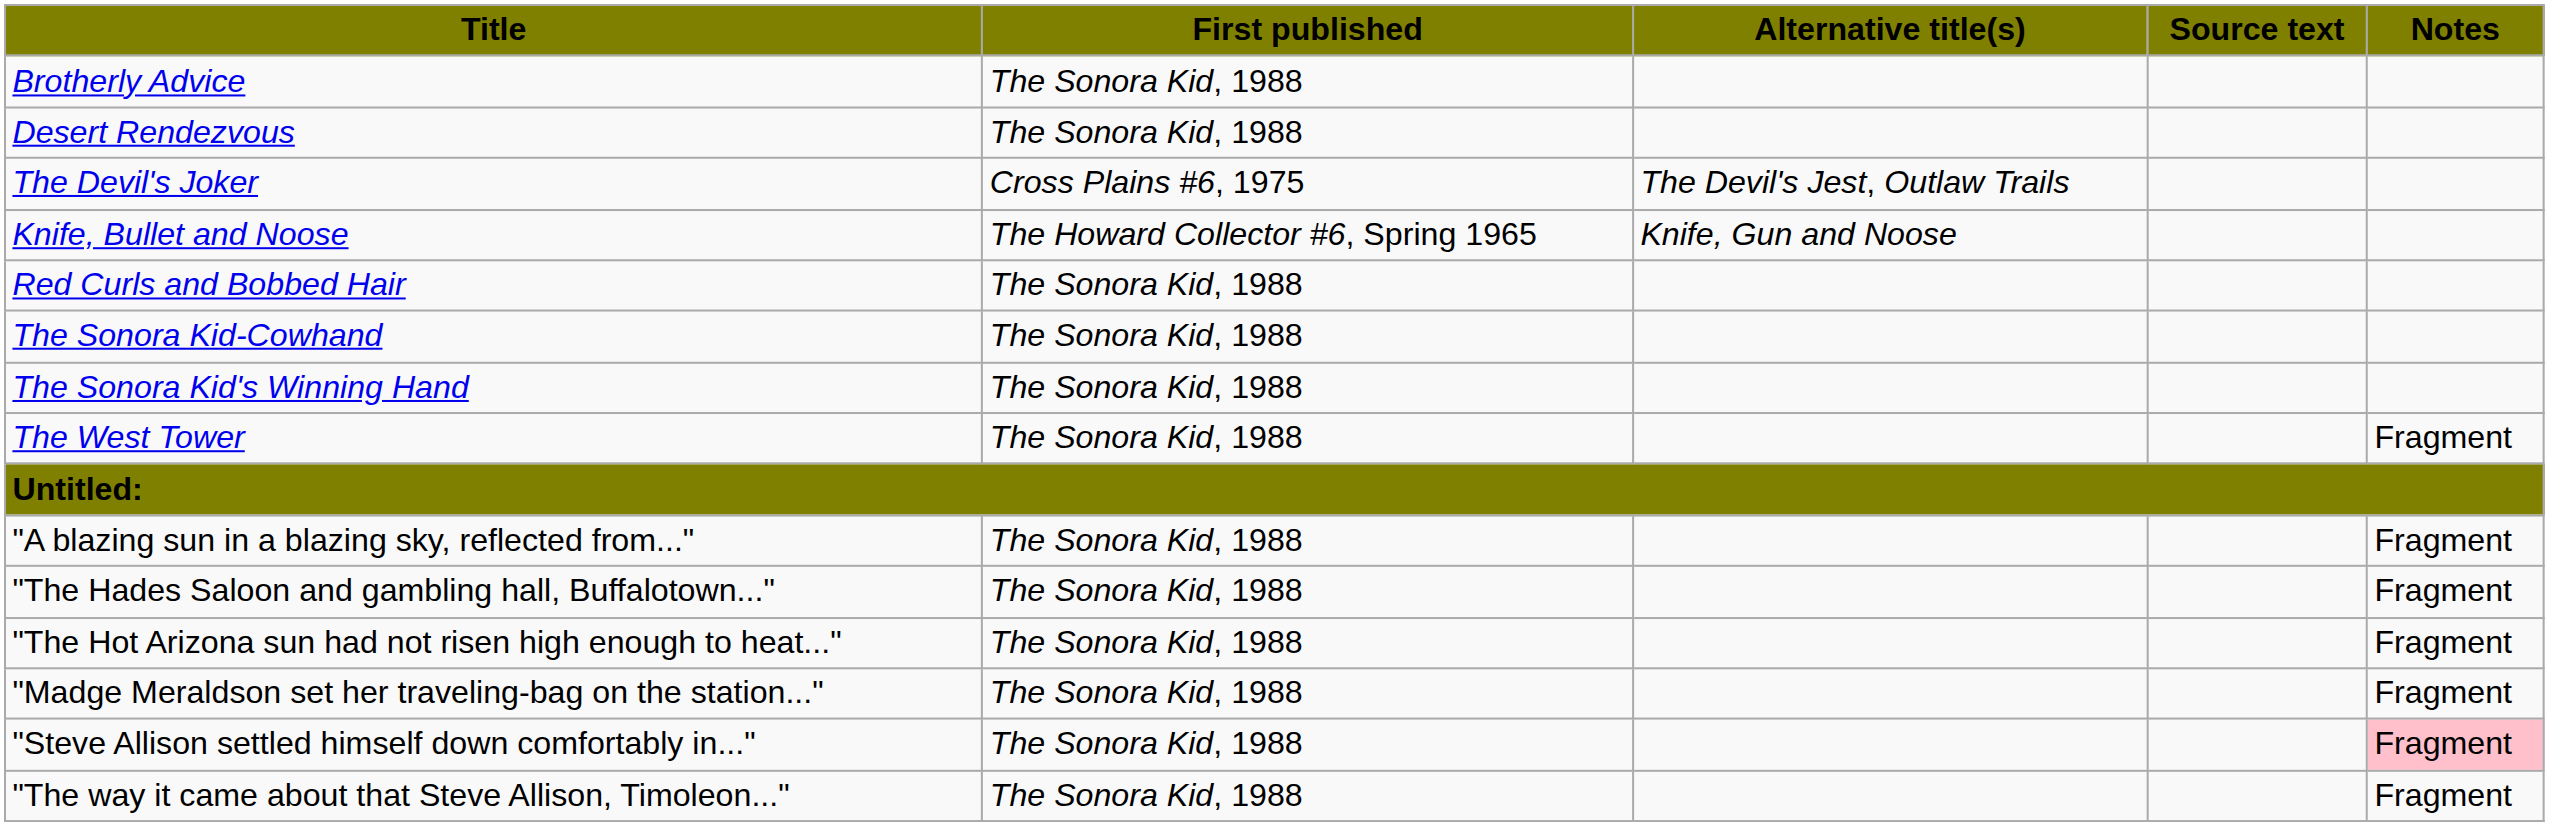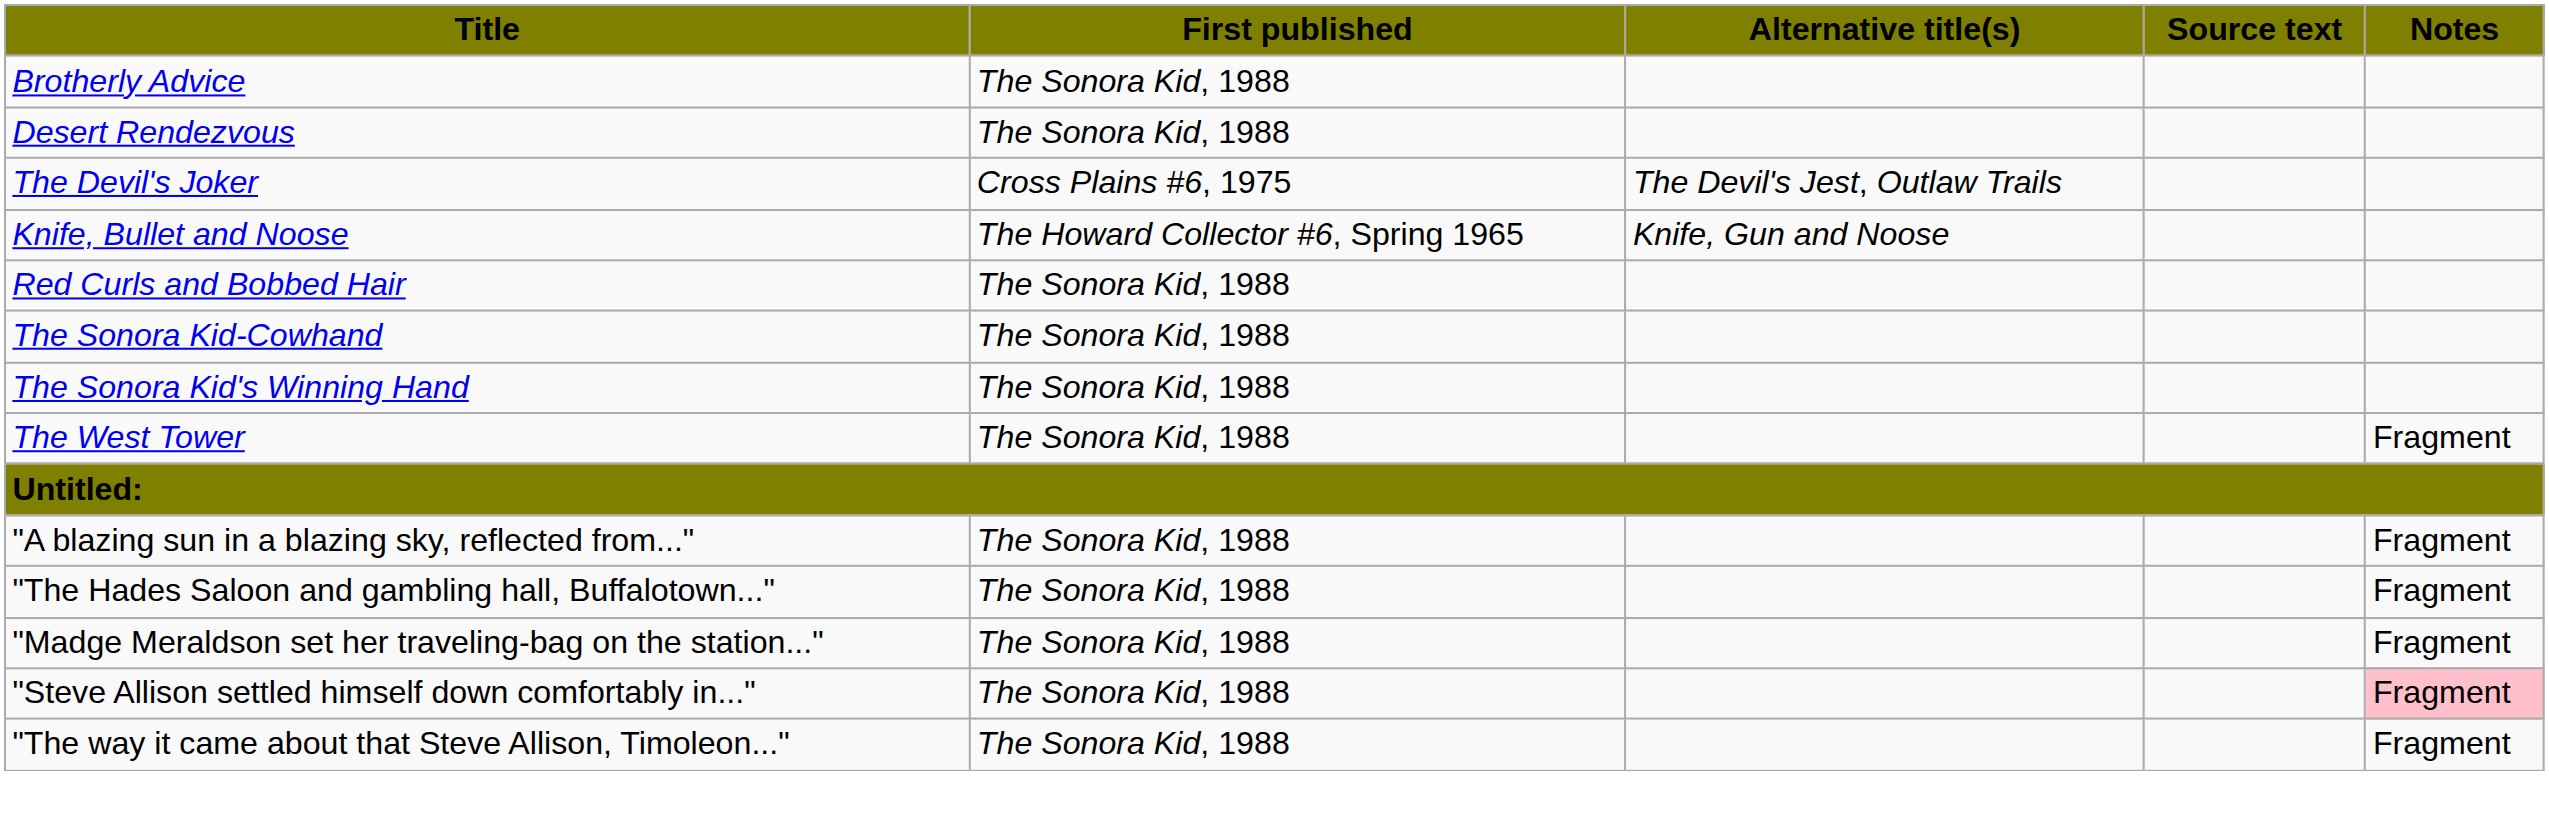- row: (427, 642)
